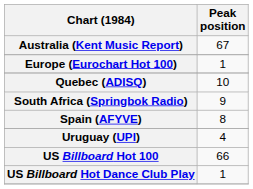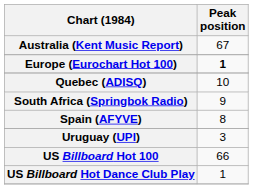(223, 63) normal -> (223, 63) bold
(223, 138) 4 -> (223, 138) 3
